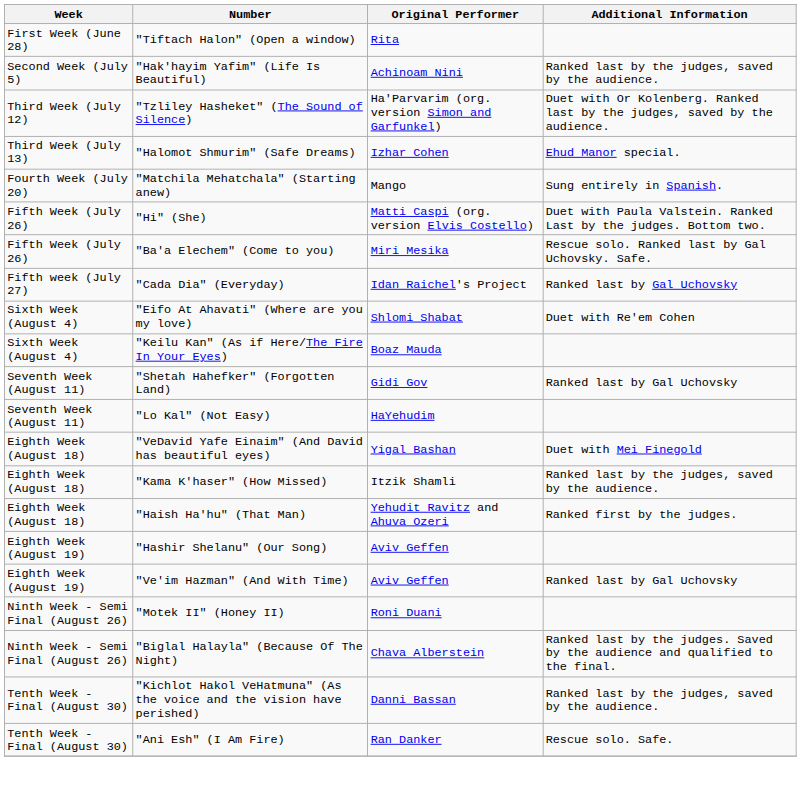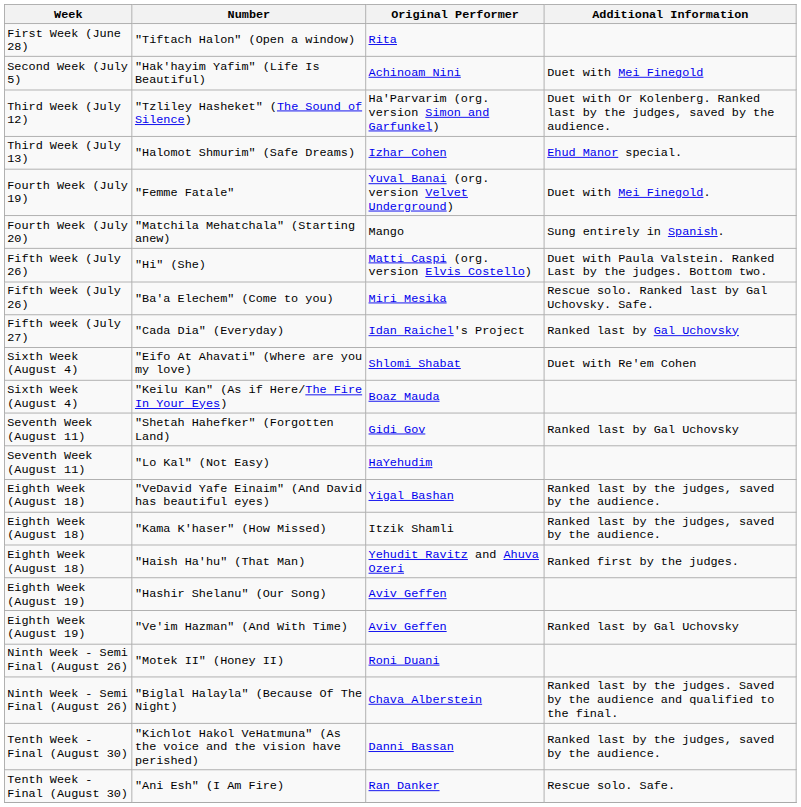(659, 73) Ranked last by the judges, saved by the audience. -> (625, 73) Duet with Mei Finegold
+ row: (185, 192)
(624, 449) Duet with Mei Finegold -> (661, 496) Ranked last by the judges, saved by the audience.
